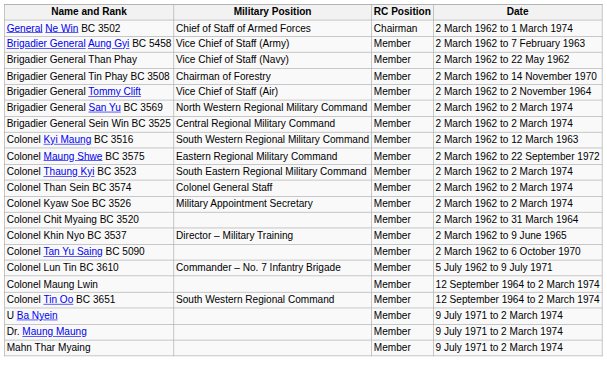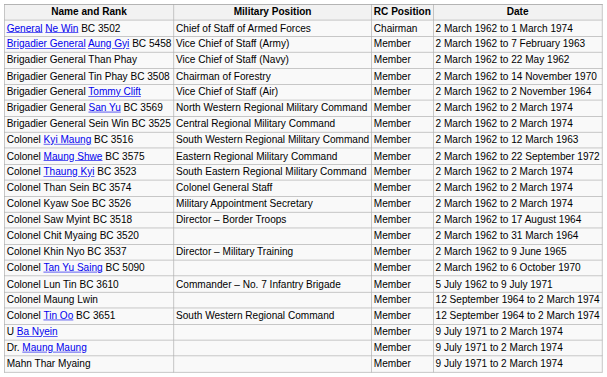+ row: (69, 220)
